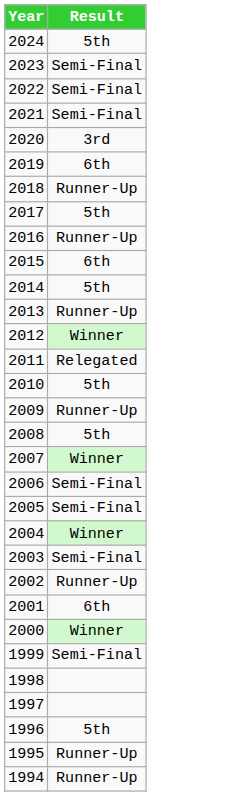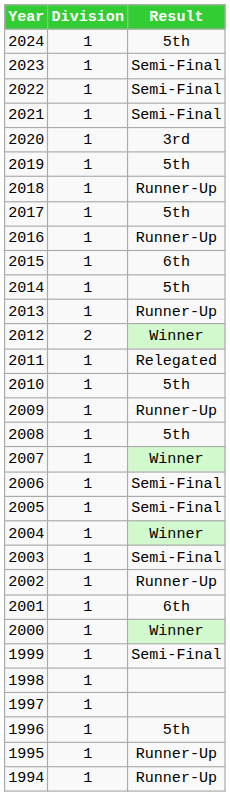+ column: (88, 17)
(97, 164) 6th -> (176, 164) 5th
